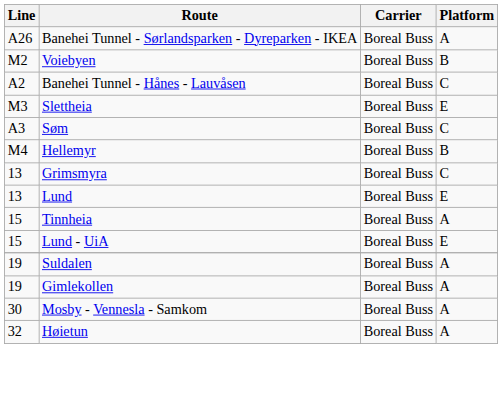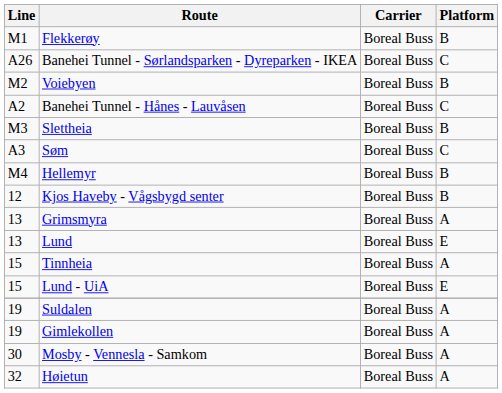+ row: (71, 38)
(445, 38) A -> (444, 60) C
(444, 106) E -> (444, 128) B
+ row: (133, 196)
(444, 173) C -> (445, 219) A
